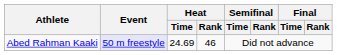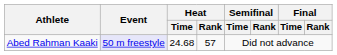(182, 43) 24.69 -> (182, 43) 24.68
(210, 43) 46 -> (210, 43) 57
